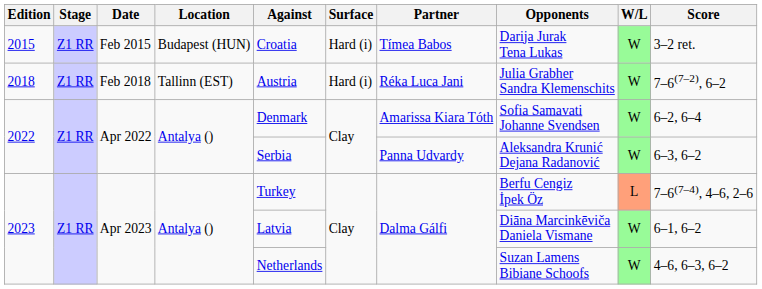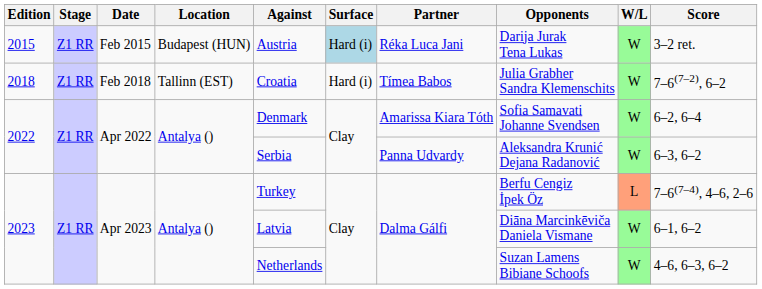(277, 44) Croatia -> (277, 44) Austria
(350, 44) no background -> (350, 44) lightblue background
(416, 44) Tímea Babos -> (421, 44) Réka Luca Jani
(277, 81) Austria -> (277, 81) Croatia
(421, 81) Réka Luca Jani -> (416, 81) Tímea Babos
